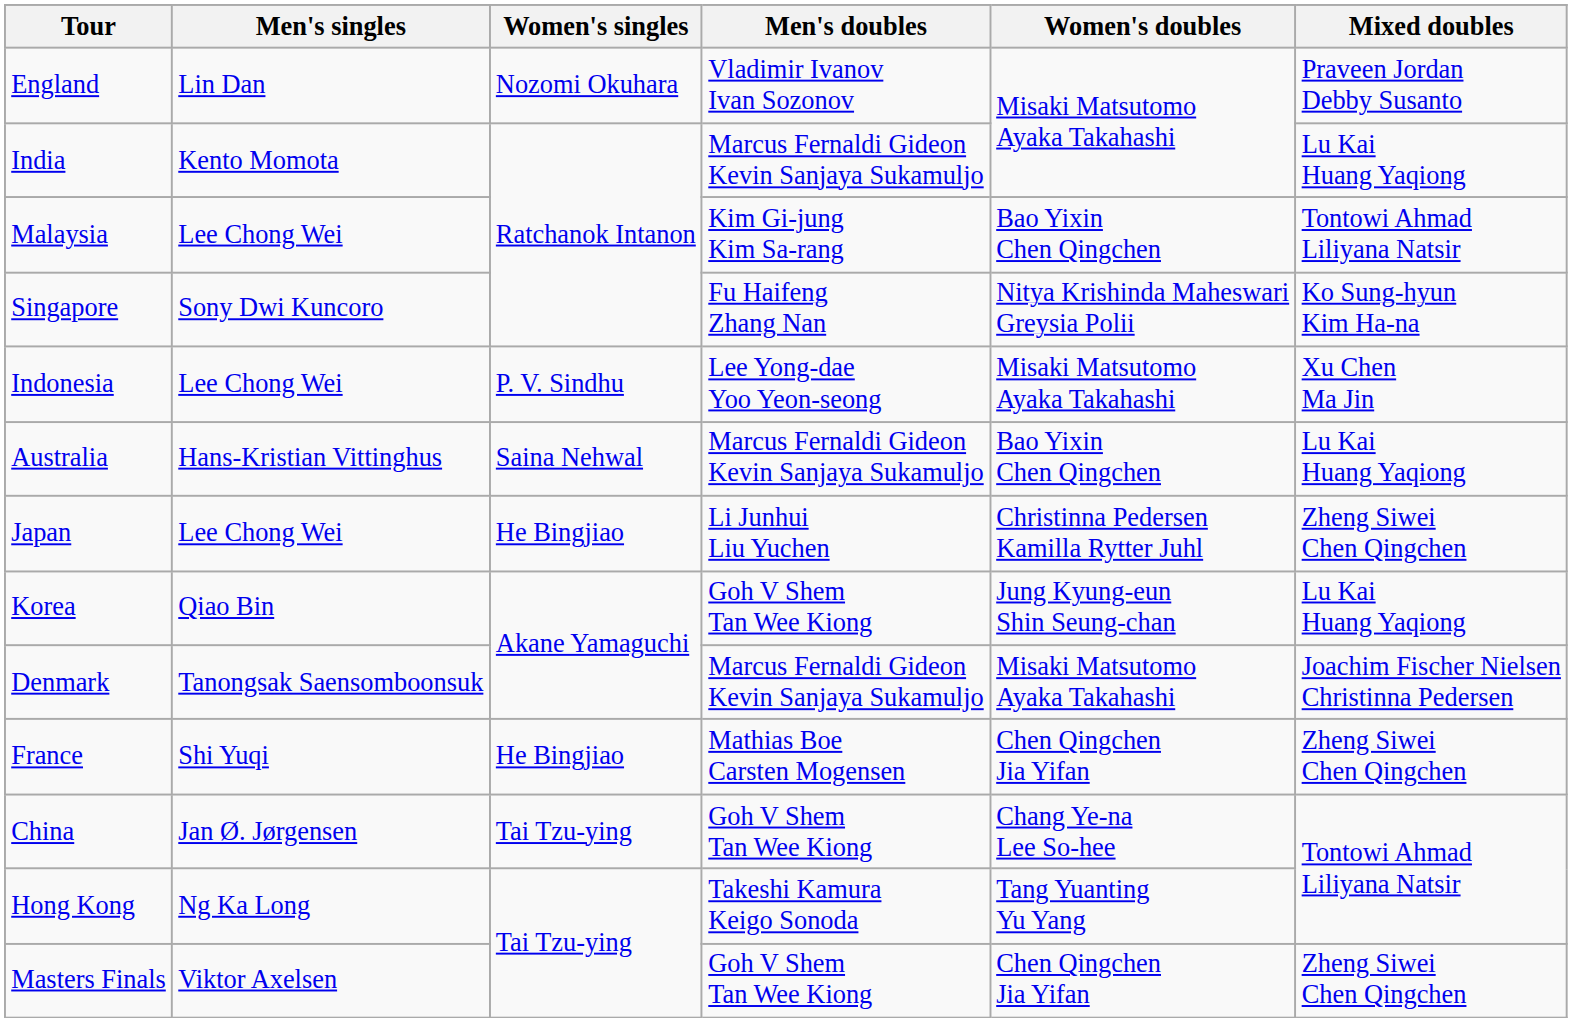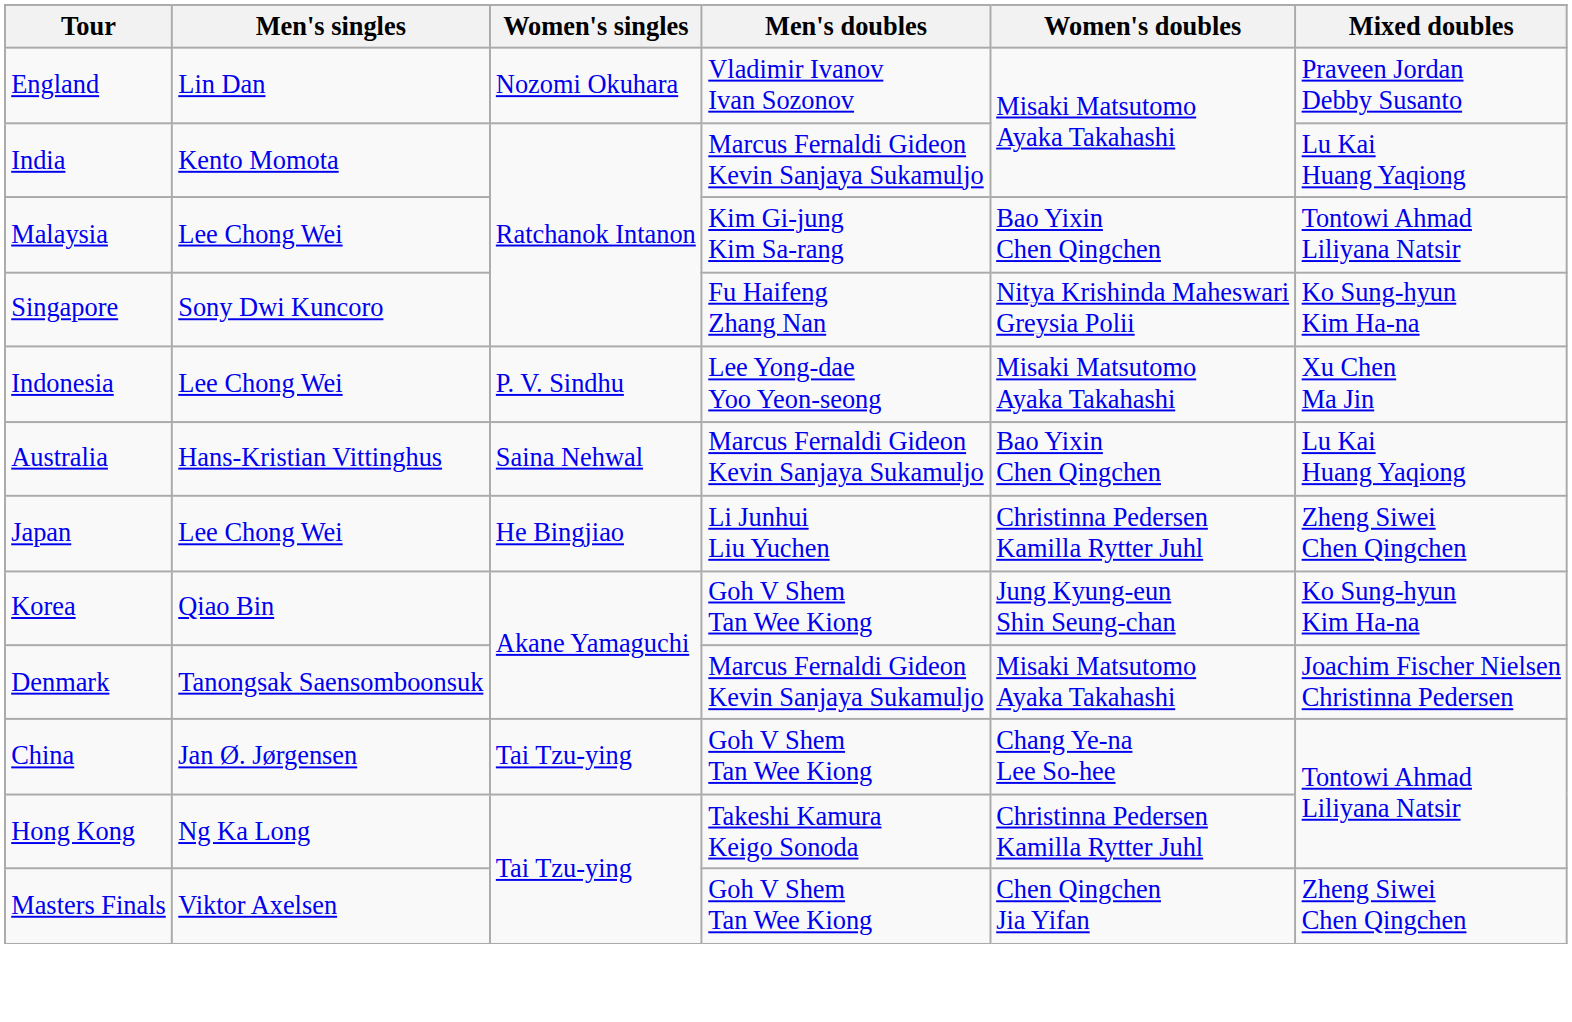(1384, 606) Lu Kai Huang Yaqiong -> (1379, 606) Ko Sung-hyun Kim Ha-na
- row: (47, 756)
(1073, 905) Tang Yuanting Yu Yang -> (1102, 830) Christinna Pedersen Kamilla Rytter Juhl
